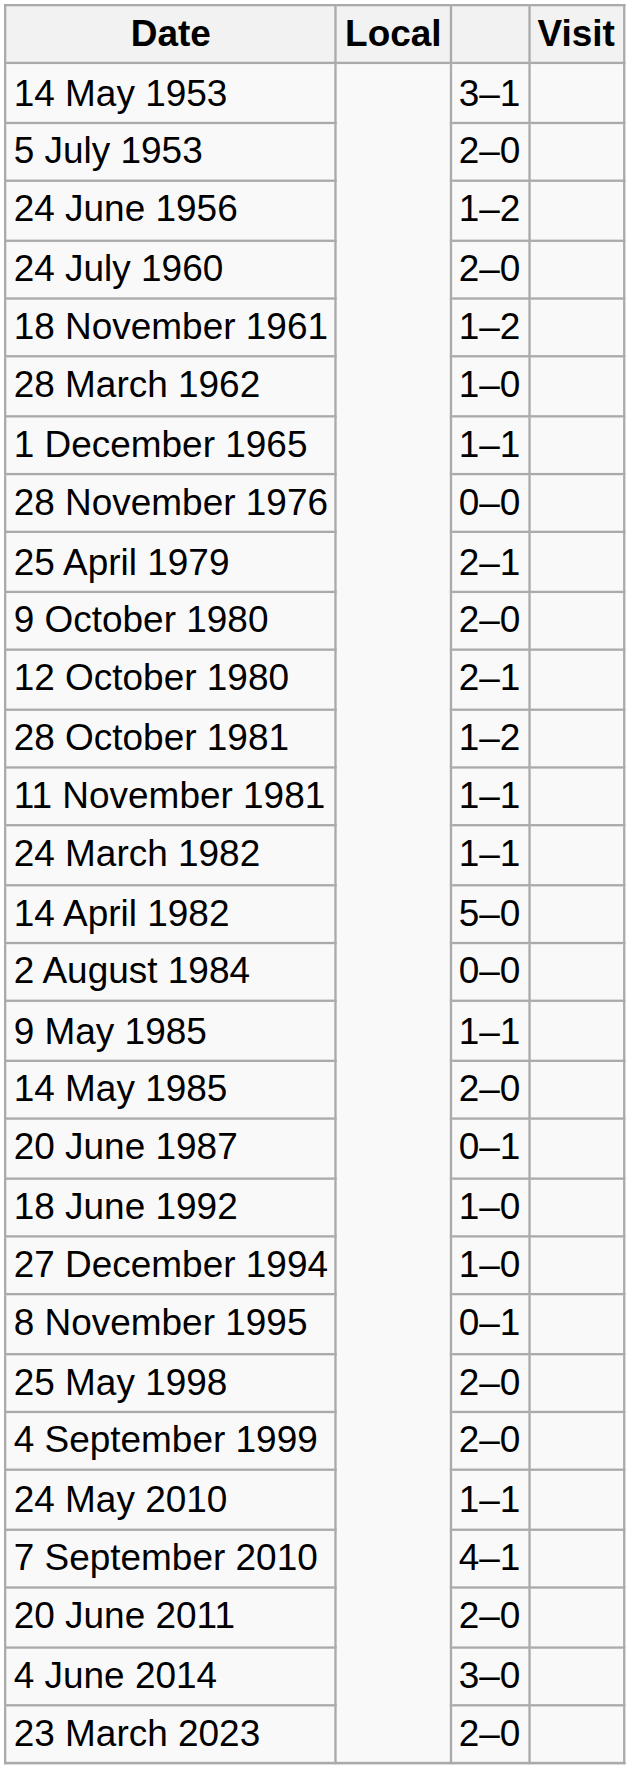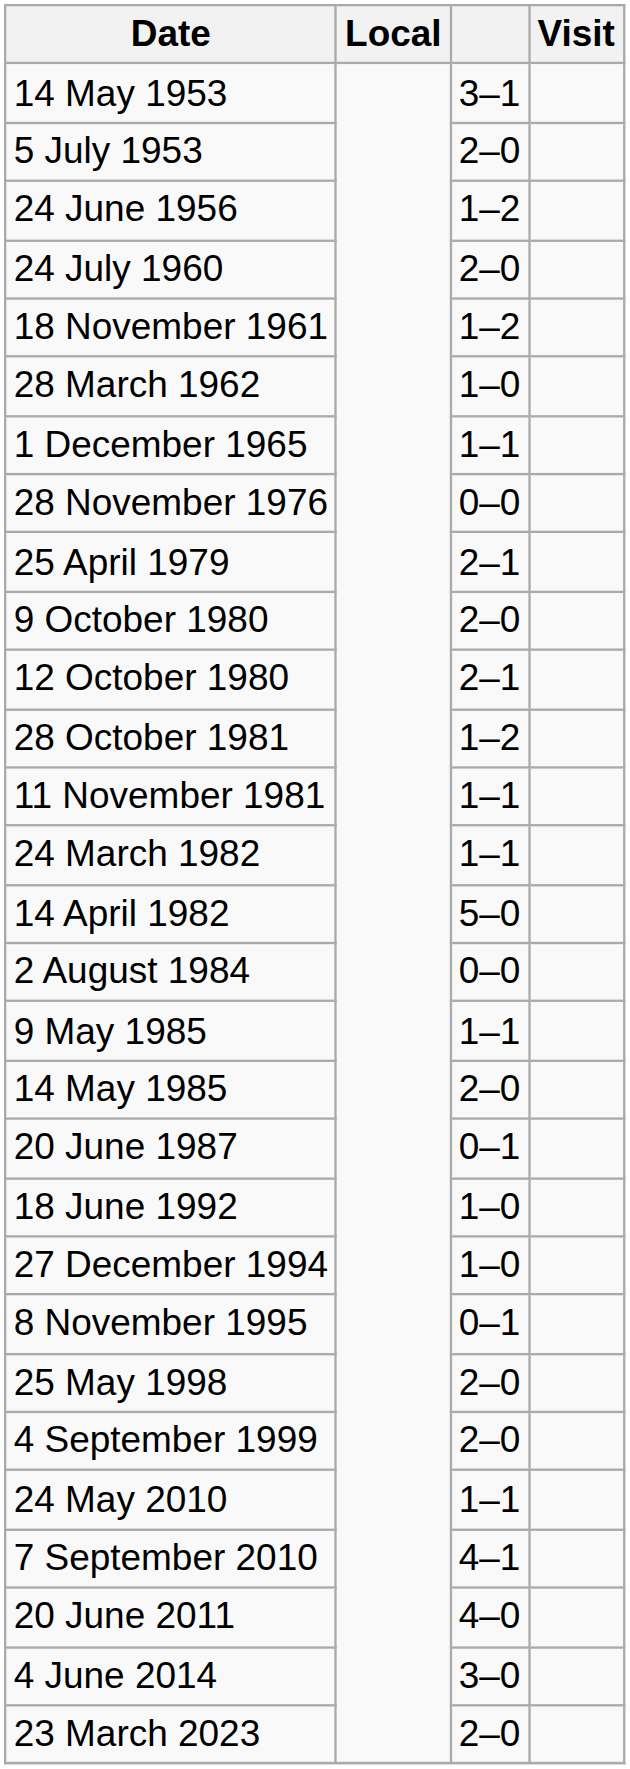(490, 1616) 2–0 -> (490, 1616) 4–0
